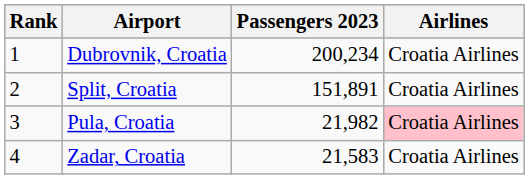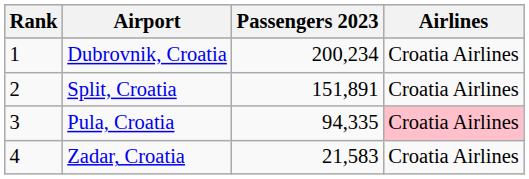(350, 122) 21,982 -> (350, 122) 94,335
